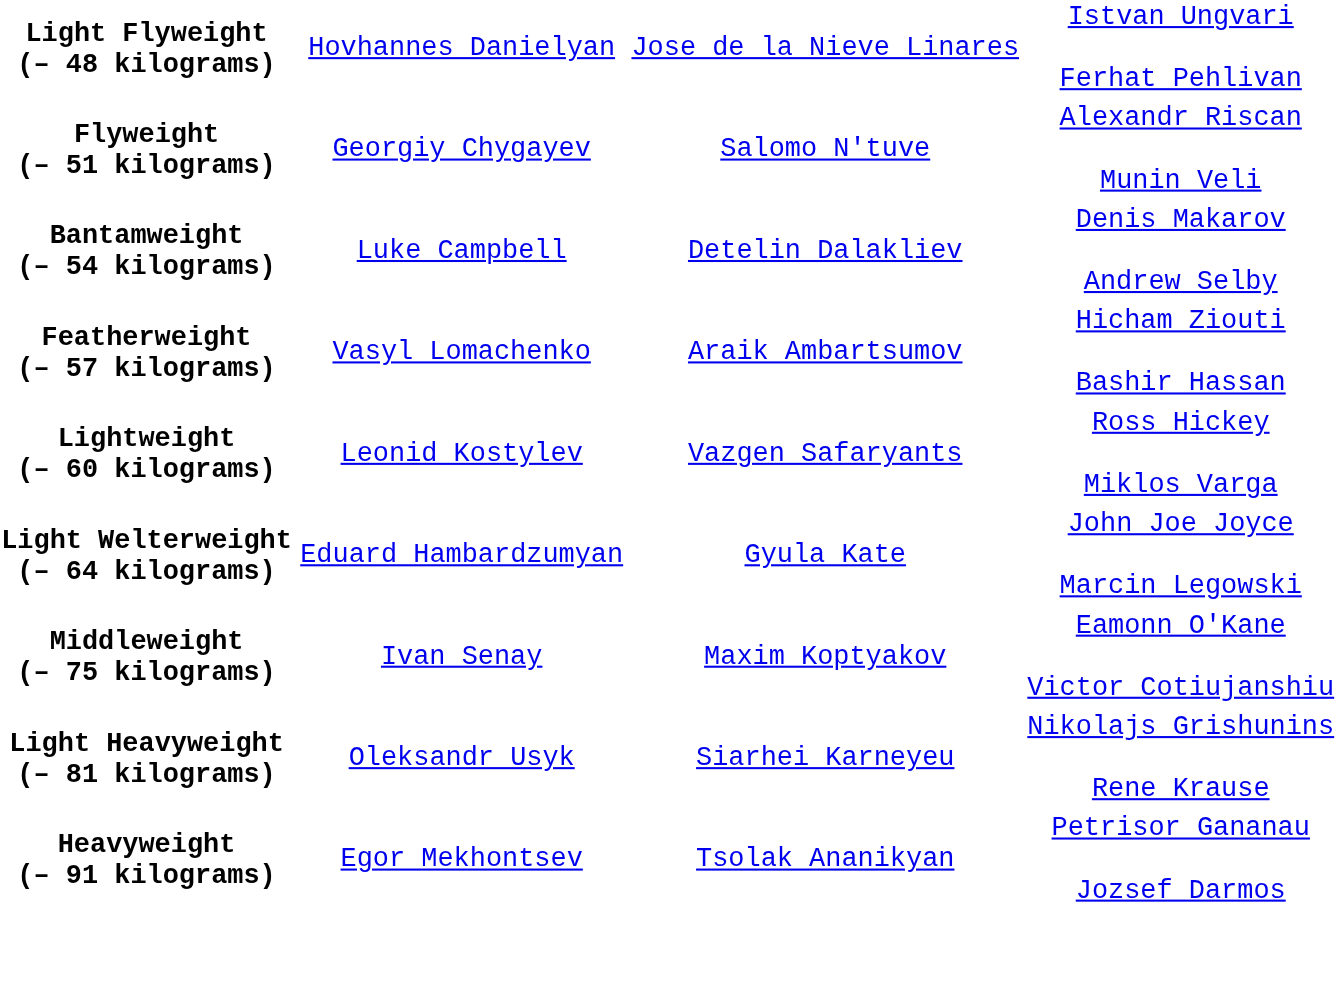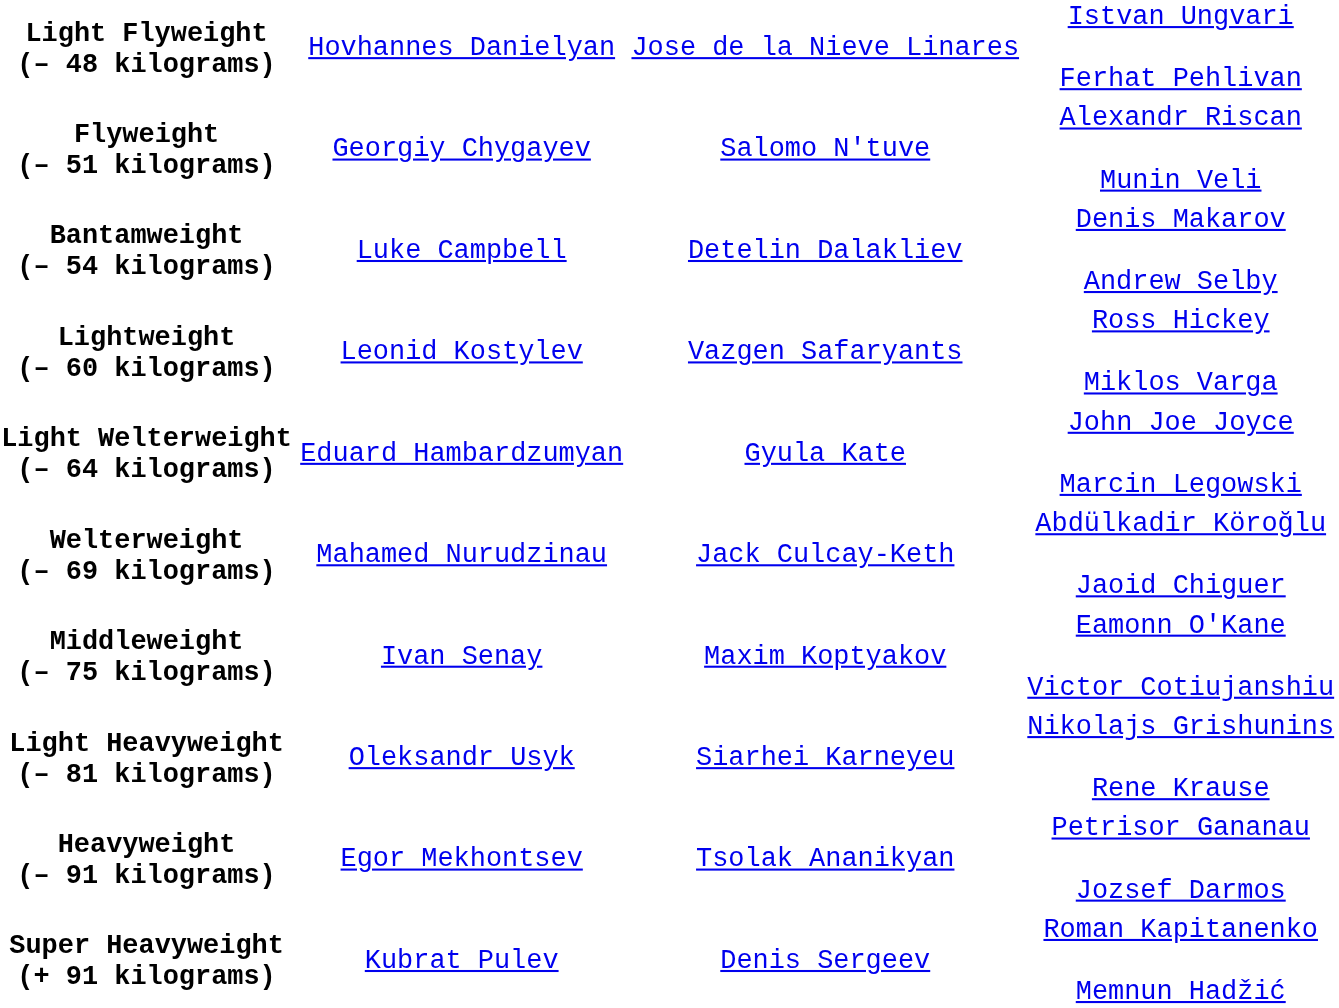- row: (147, 352)
+ row: (147, 555)
+ row: (147, 961)
